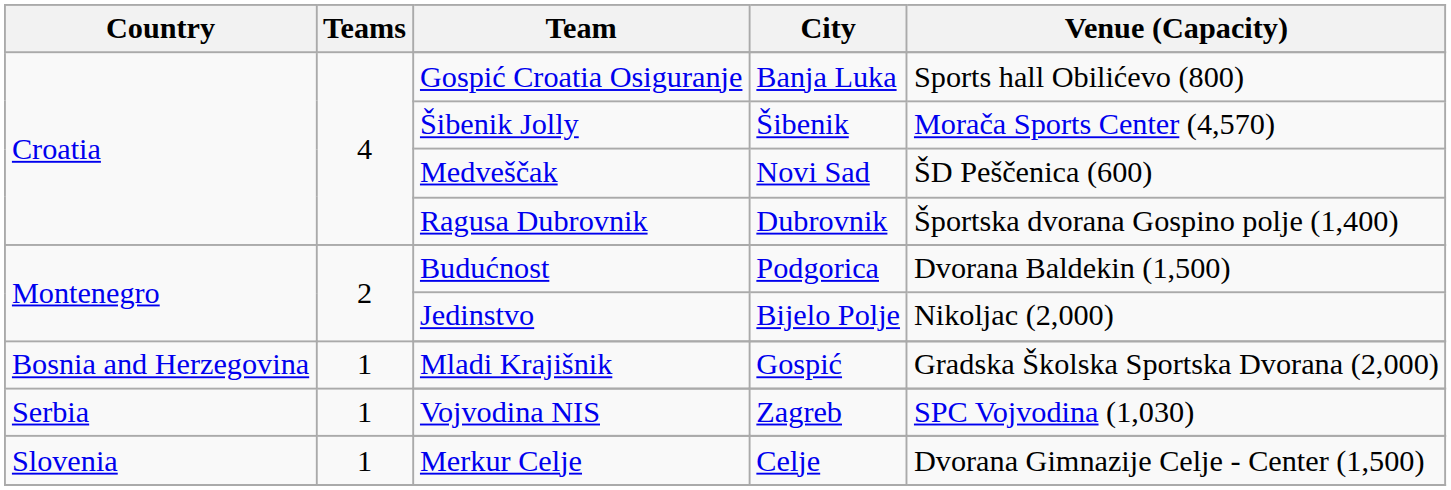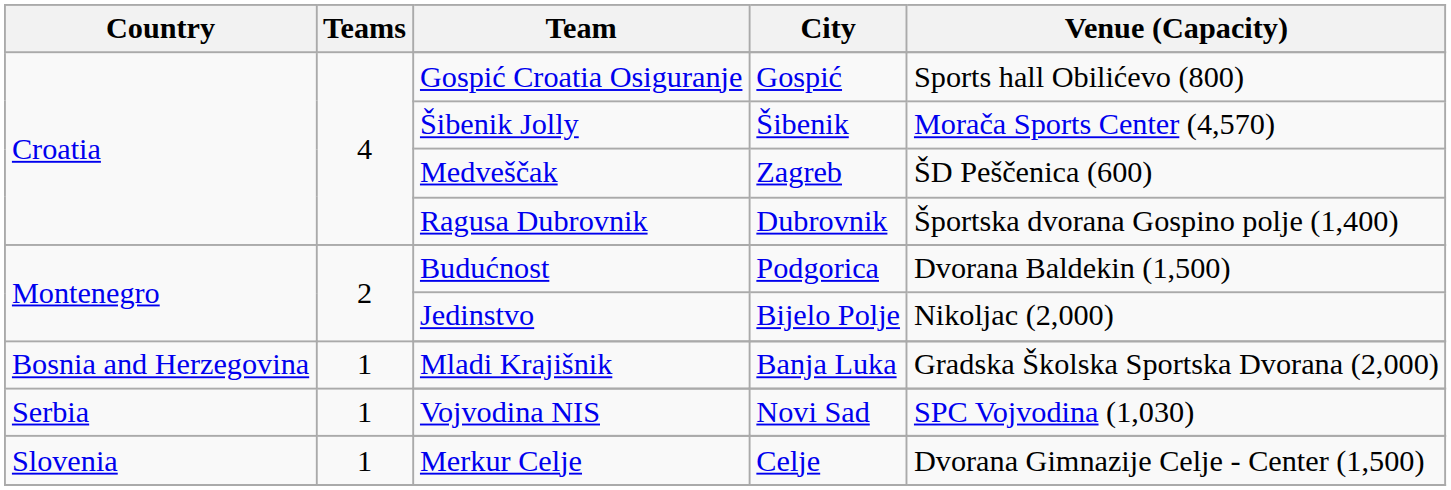(826, 76) Banja Luka -> (799, 76) Gospić
(813, 172) Novi Sad -> (799, 172) Zagreb
(799, 364) Gospić -> (826, 364) Banja Luka
(799, 412) Zagreb -> (813, 412) Novi Sad
